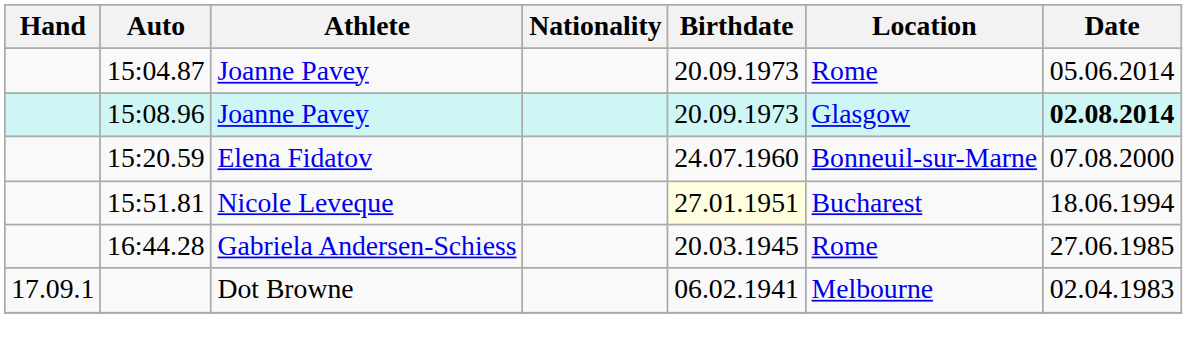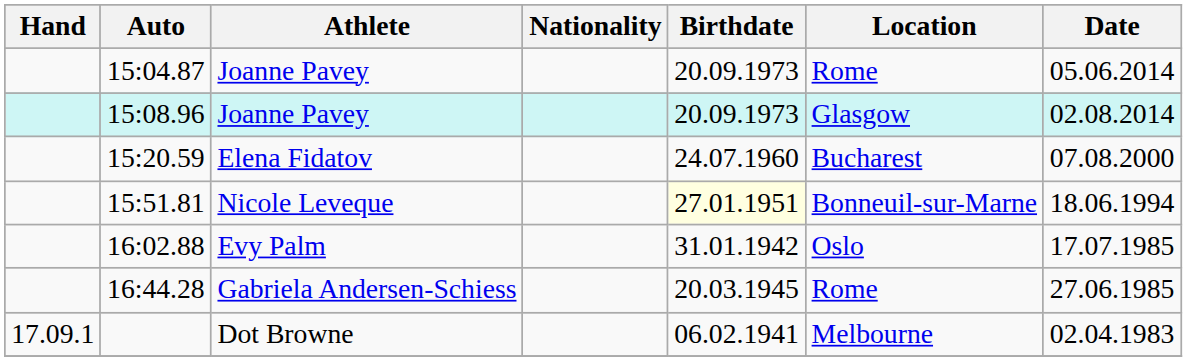(1112, 114) bold -> (1112, 114) normal
(924, 158) Bonneuil-sur-Marne -> (867, 158) Bucharest
(867, 202) Bucharest -> (924, 202) Bonneuil-sur-Marne
+ row: (156, 245)
